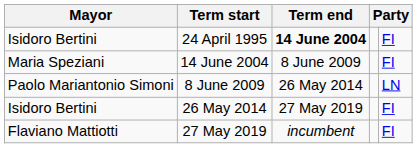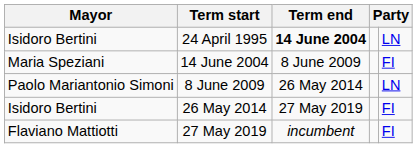(388, 39) FI -> (391, 39) LN
